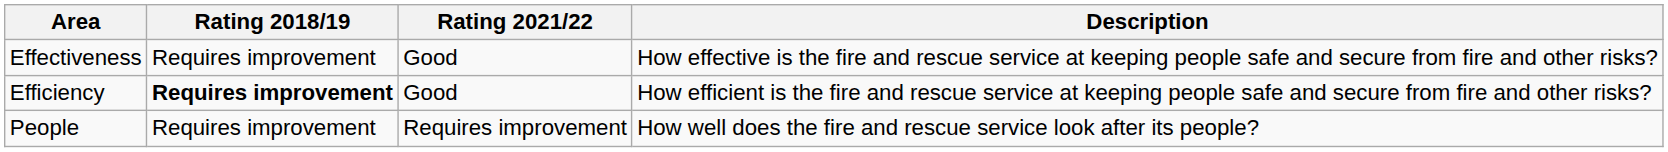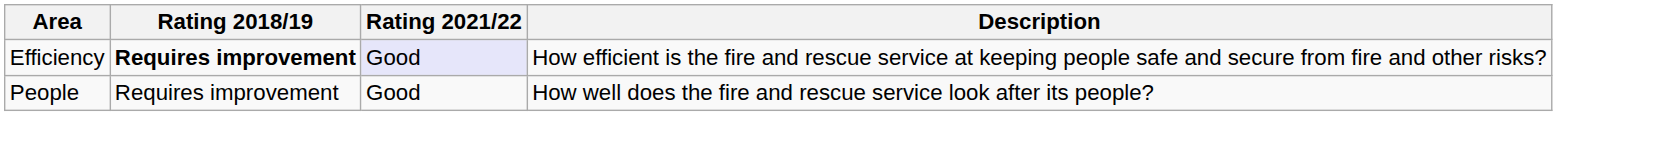- row: (76, 57)
(430, 92) no background -> (393, 57) lavender background
(515, 127) Requires improvement -> (393, 92) Good
